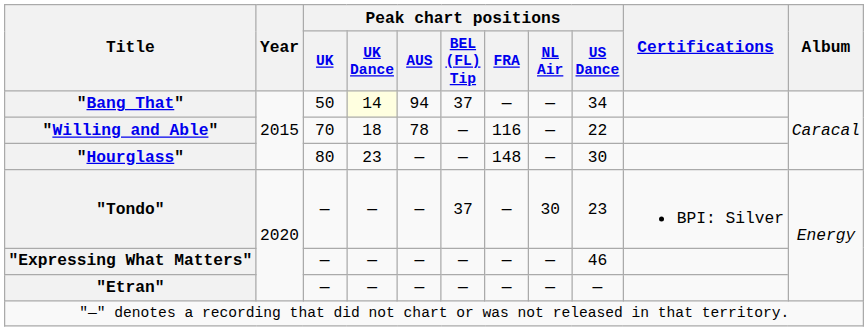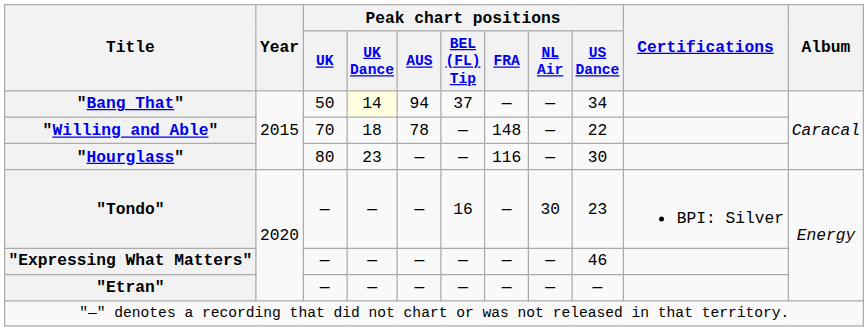(507, 130) 116 -> (507, 130) 148
(507, 157) 148 -> (507, 157) 116
(463, 209) 37 -> (463, 209) 16
